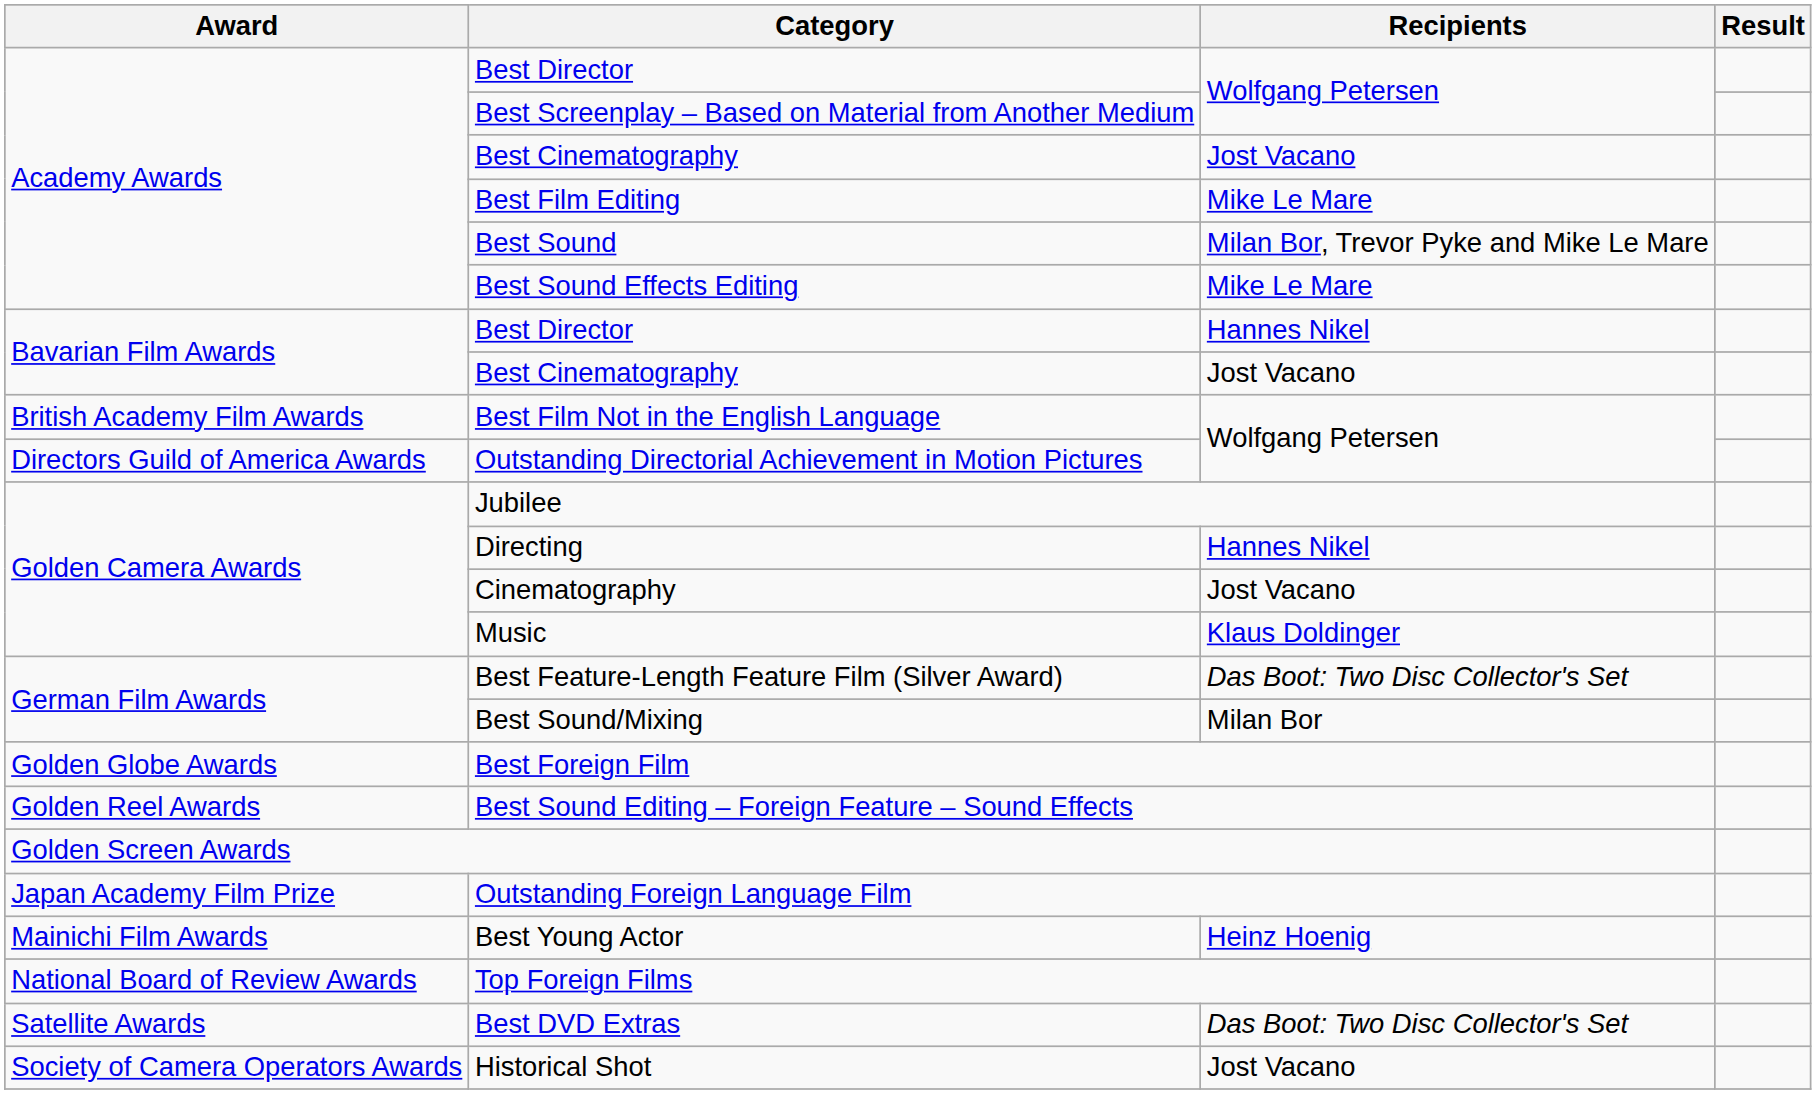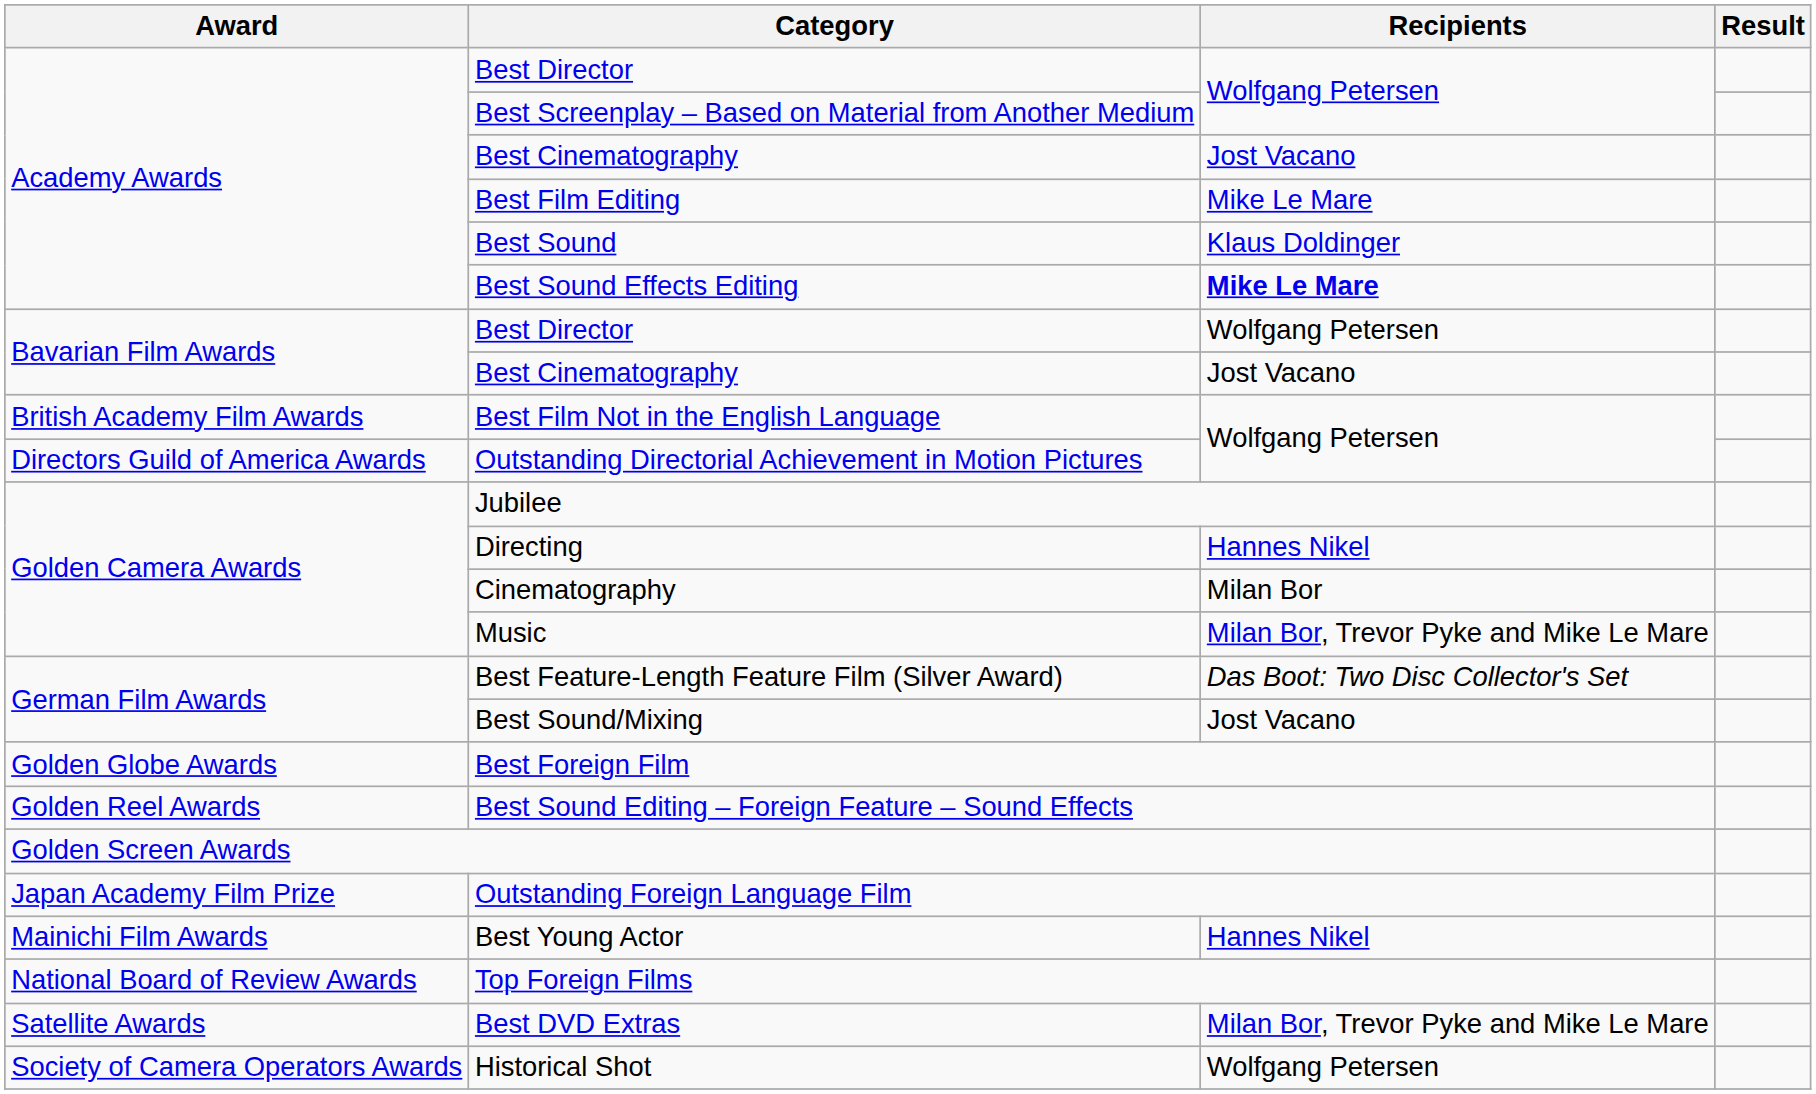(1458, 243) Milan Bor, Trevor Pyke and Mike Le Mare -> (1303, 243) Klaus Doldinger
(1290, 286) normal -> (1293, 286) bold
(1288, 329) Hannes Nikel -> (1323, 329) Wolfgang Petersen
(1281, 590) Jost Vacano -> (1265, 590) Milan Bor
(1303, 633) Klaus Doldinger -> (1458, 633) Milan Bor, Trevor Pyke and Mike Le Mare
(1265, 720) Milan Bor -> (1281, 720) Jost Vacano
(1289, 937) Heinz Hoenig -> (1288, 937) Hannes Nikel
(1418, 1024) Das Boot: Two Disc Collector's Set -> (1458, 1024) Milan Bor, Trevor Pyke and Mike Le Mare
(1281, 1067) Jost Vacano -> (1323, 1067) Wolfgang Petersen
